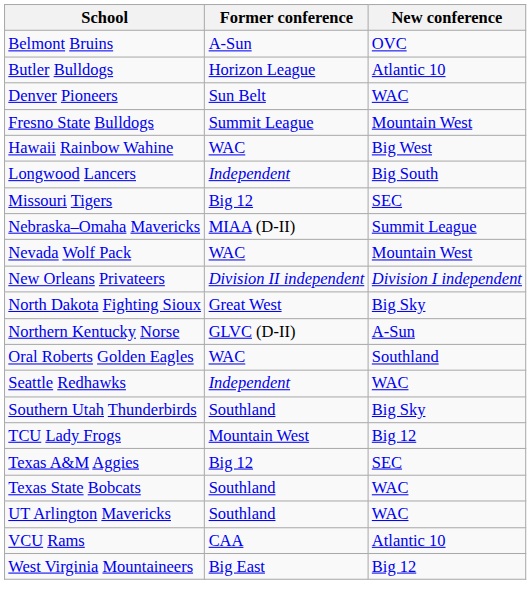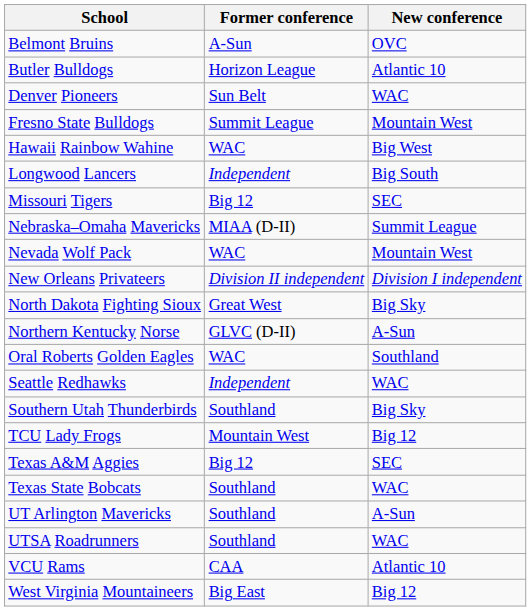(390, 514) WAC -> (393, 514) A-Sun
+ row: (74, 540)
